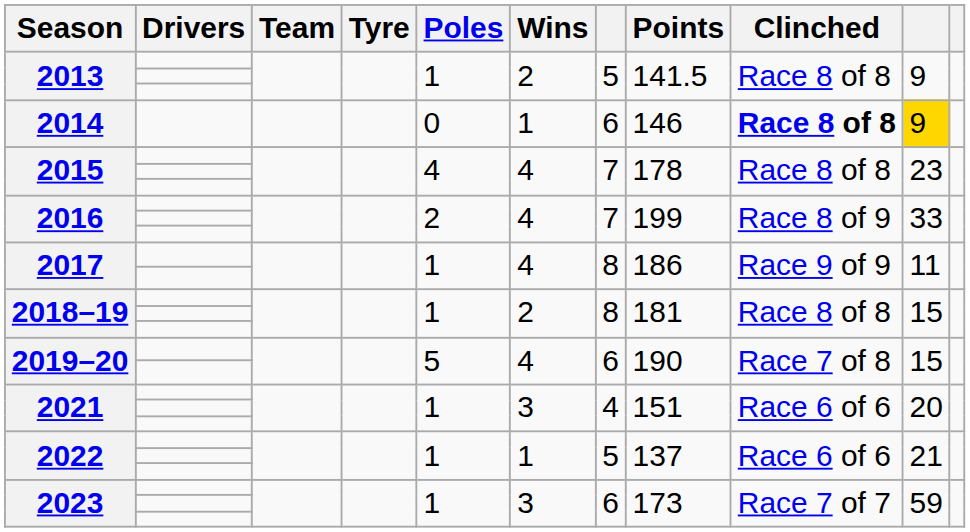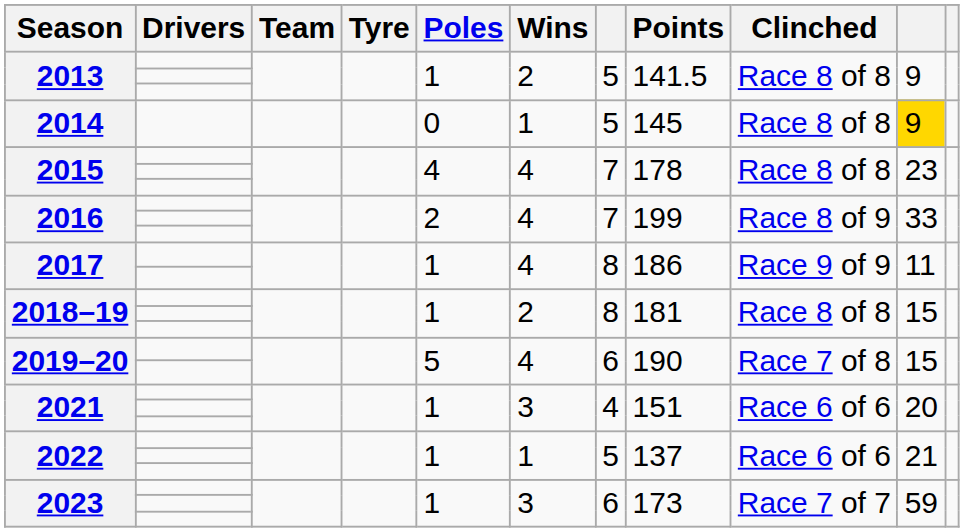(610, 123) 6 -> (610, 123) 5
(658, 123) 146 -> (658, 123) 145
(817, 123) bold -> (814, 123) normal
